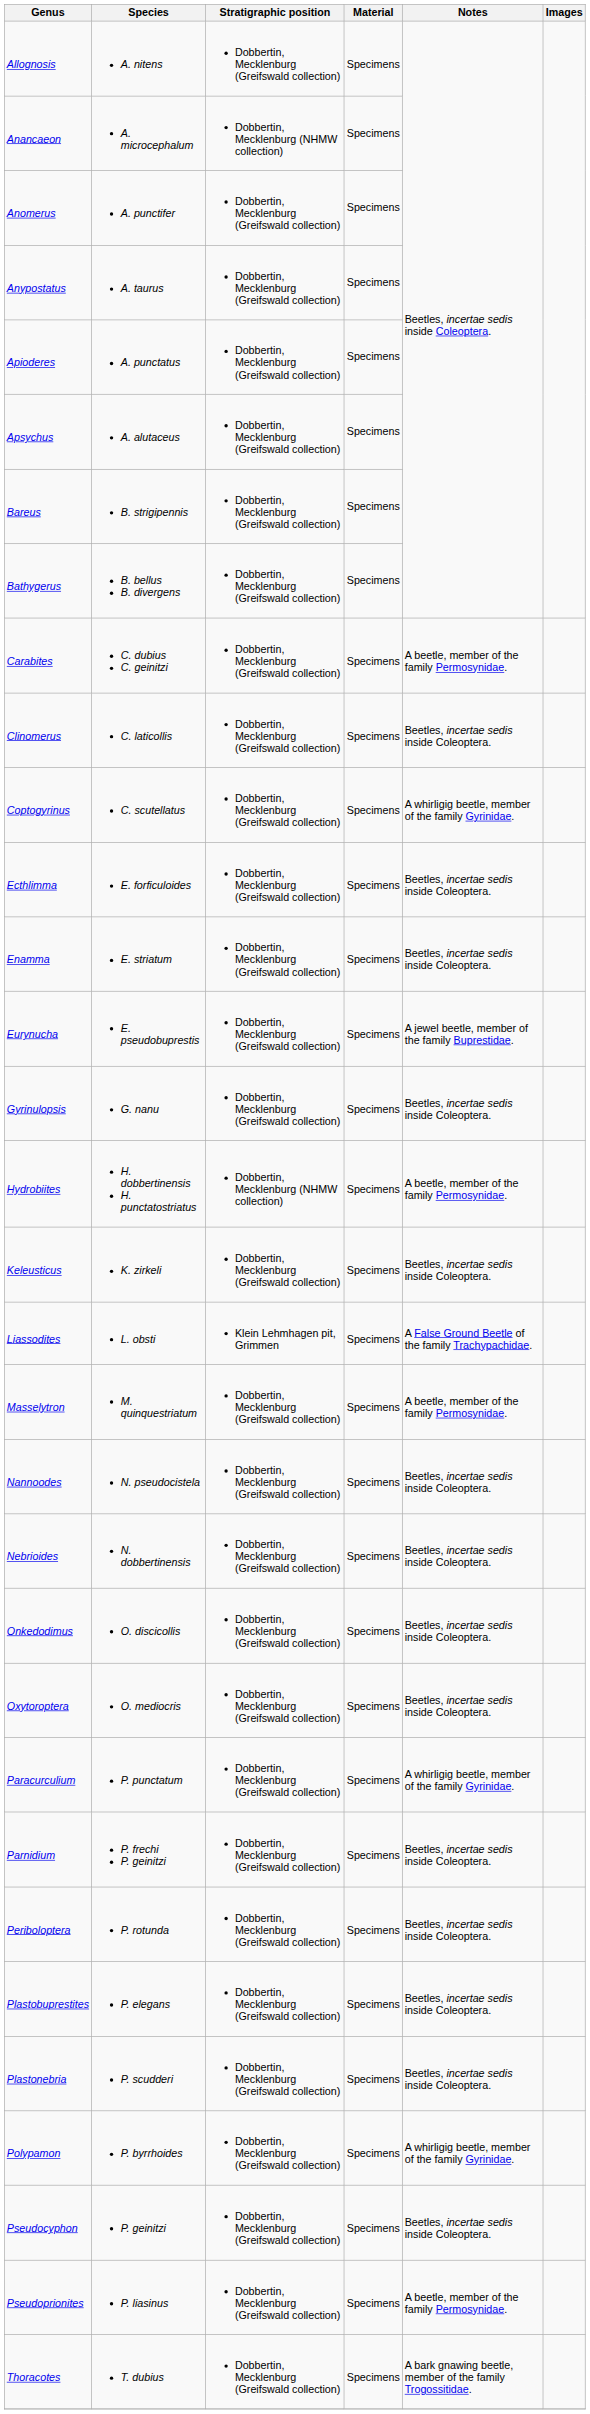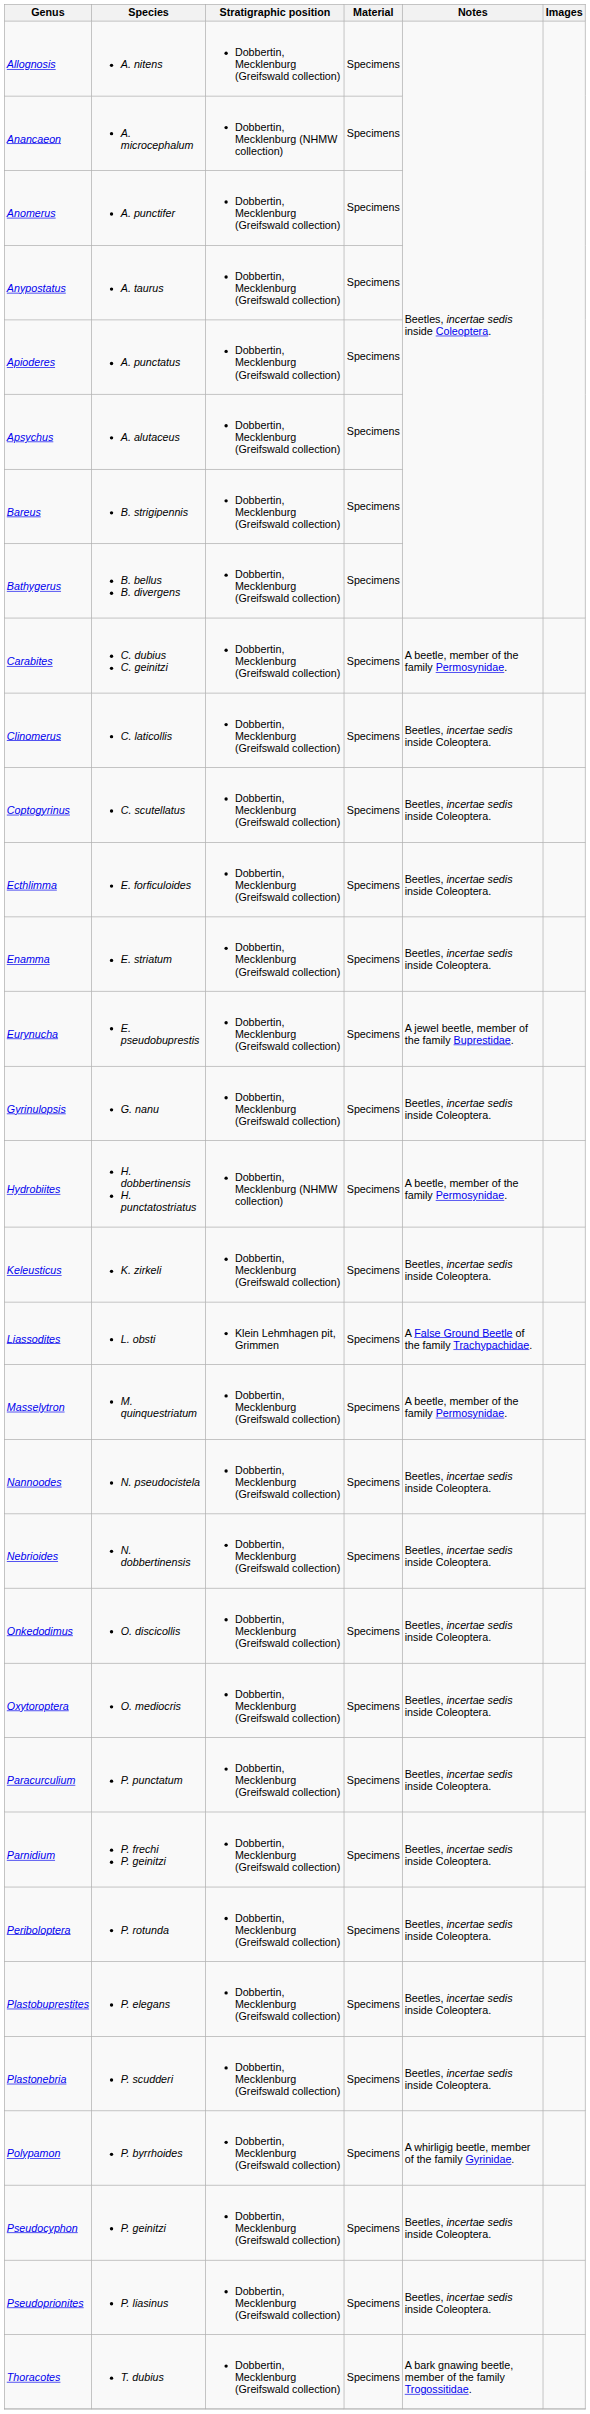(468, 811) A whirligig beetle, member of the family Gyrinidae. -> (459, 811) Beetles, incertae sedis inside Coleoptera.
(468, 1781) A whirligig beetle, member of the family Gyrinidae. -> (459, 1781) Beetles, incertae sedis inside Coleoptera.
(462, 2303) A beetle, member of the family Permosynidae. -> (459, 2303) Beetles, incertae sedis inside Coleoptera.
